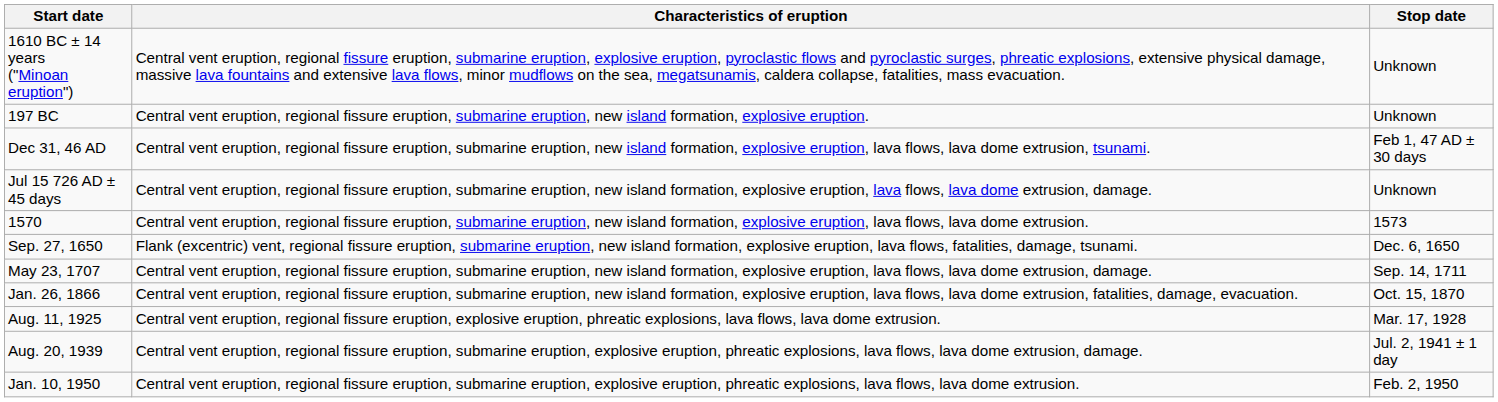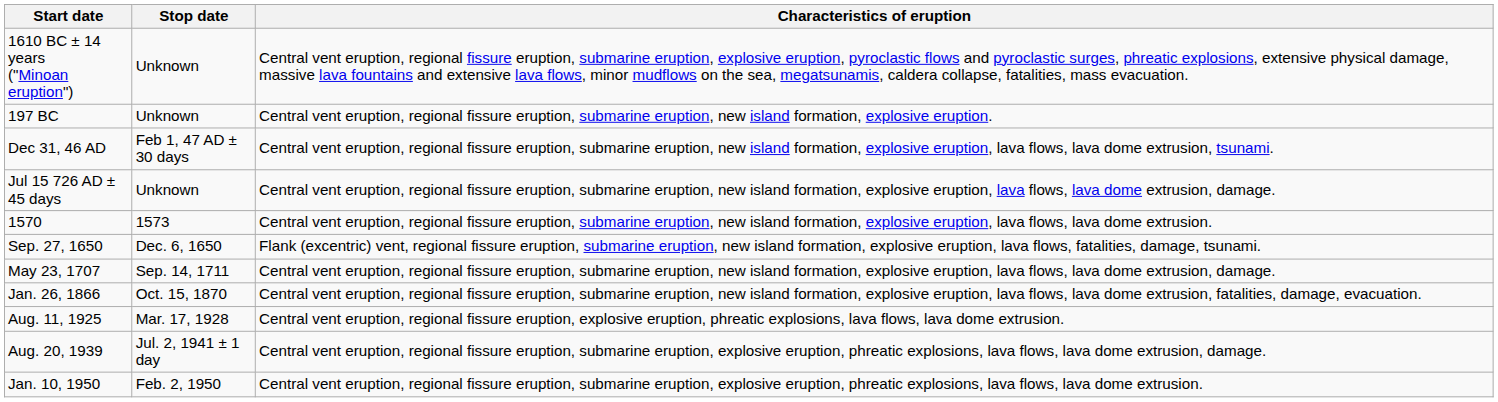columns swapped: (1431, 16) <-> (751, 16)
